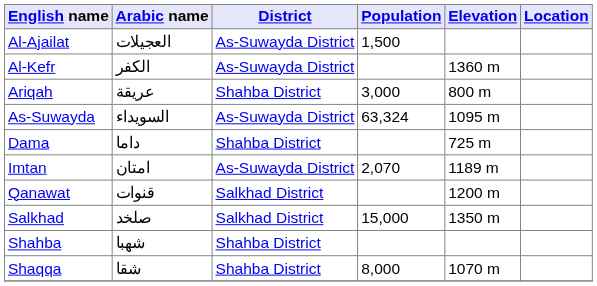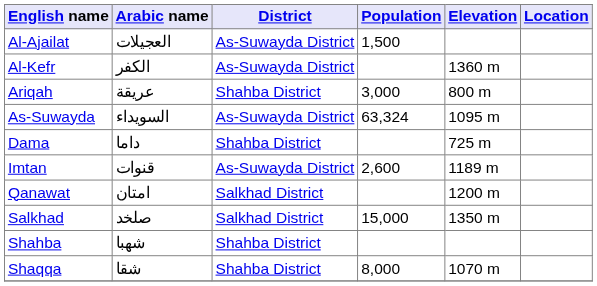(133, 167) امتان -> (135, 167) قنوات
(381, 167) 2,070 -> (381, 167) 2,600
(135, 193) قنوات -> (133, 193) امتان
